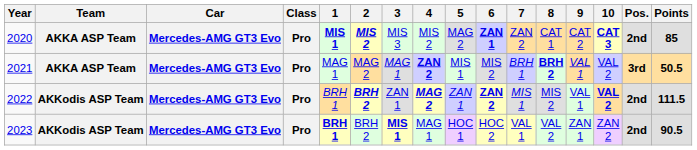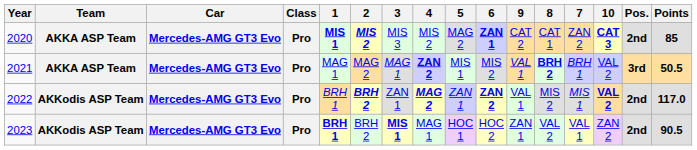columns swapped: (521, 14) <-> (580, 14)
(672, 99) 111.5 -> (672, 99) 117.0
